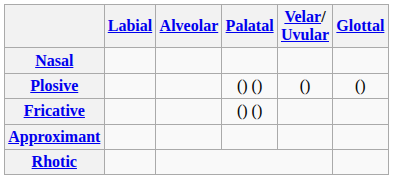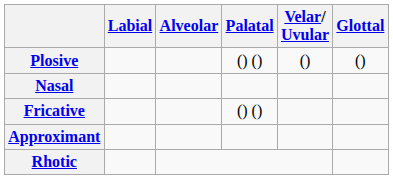rows swapped: (54, 60) <-> (54, 85)
